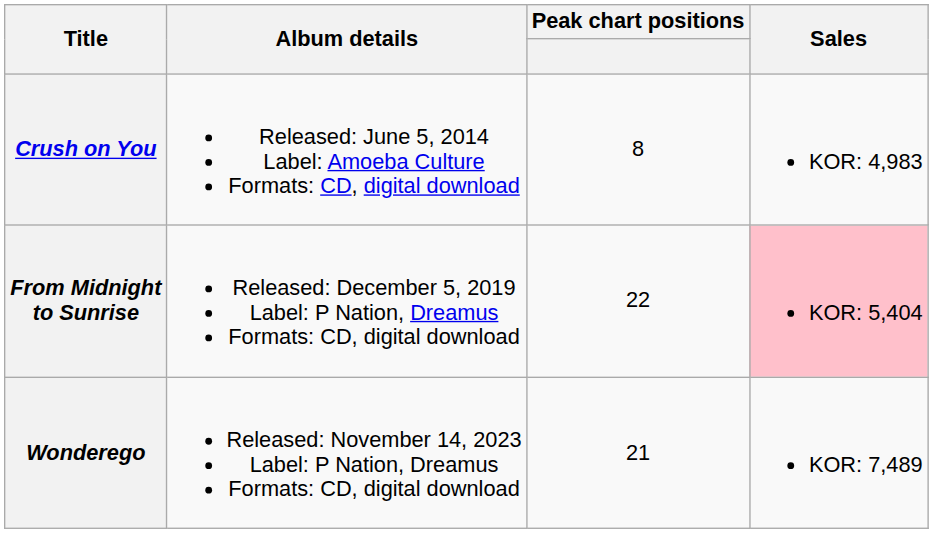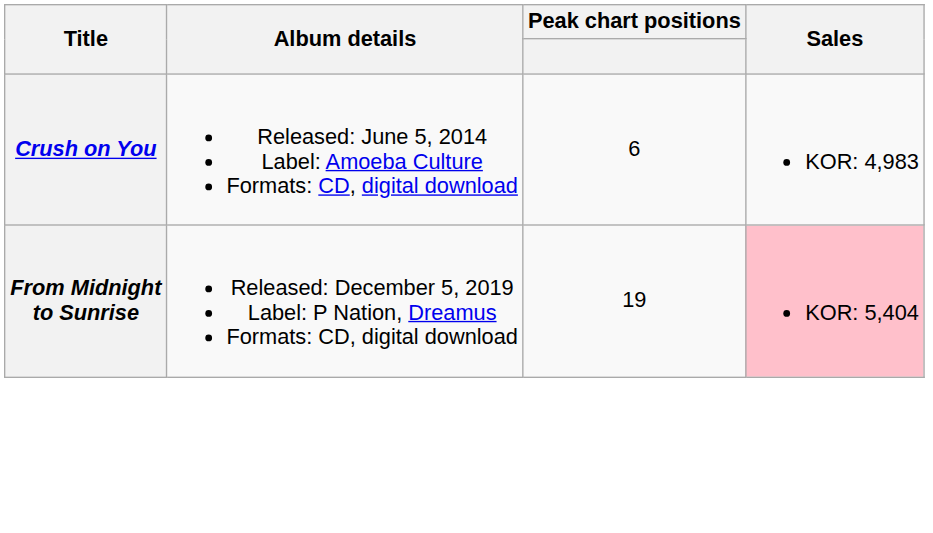(638, 149) 8 -> (634, 149) 6
(638, 300) 22 -> (634, 300) 19
- row: (86, 452)
